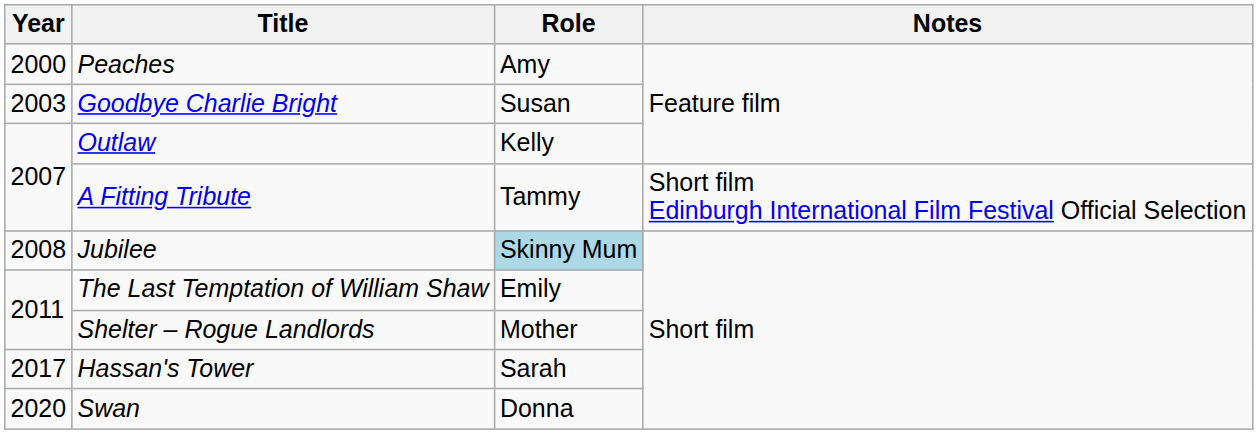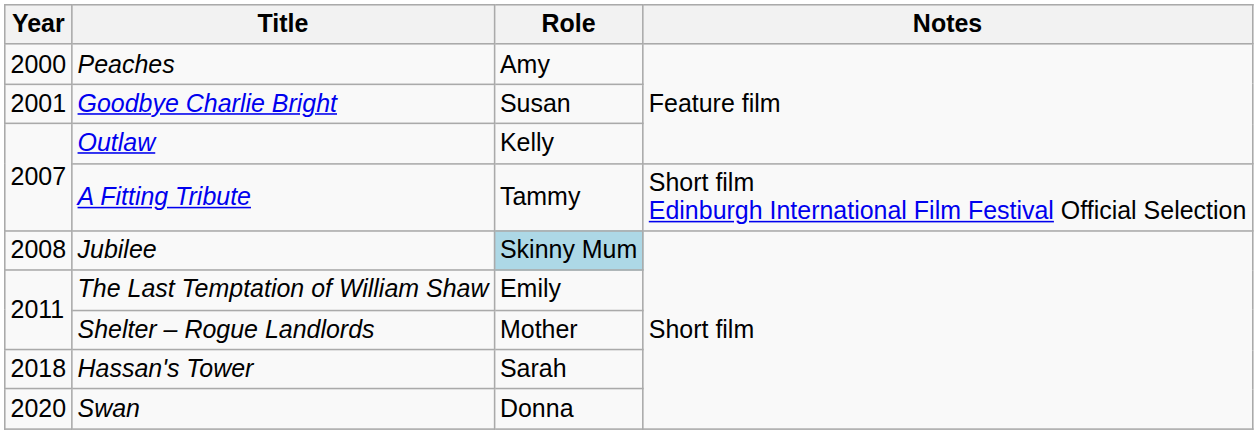(38, 103) 2003 -> (38, 103) 2001
(38, 369) 2017 -> (38, 369) 2018
